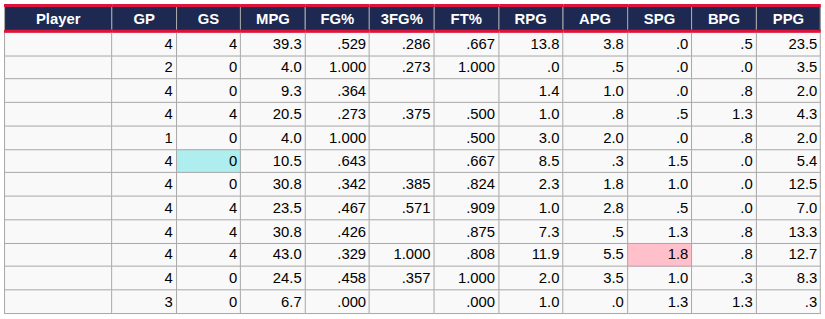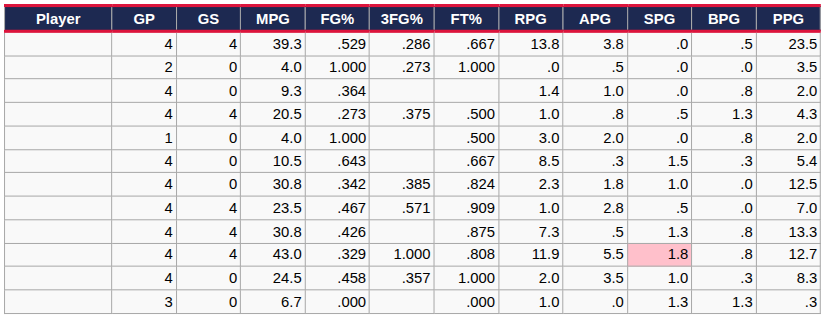(233, 161) paleturquoise background -> (233, 161) no background
(746, 161) .0 -> (746, 161) .3
